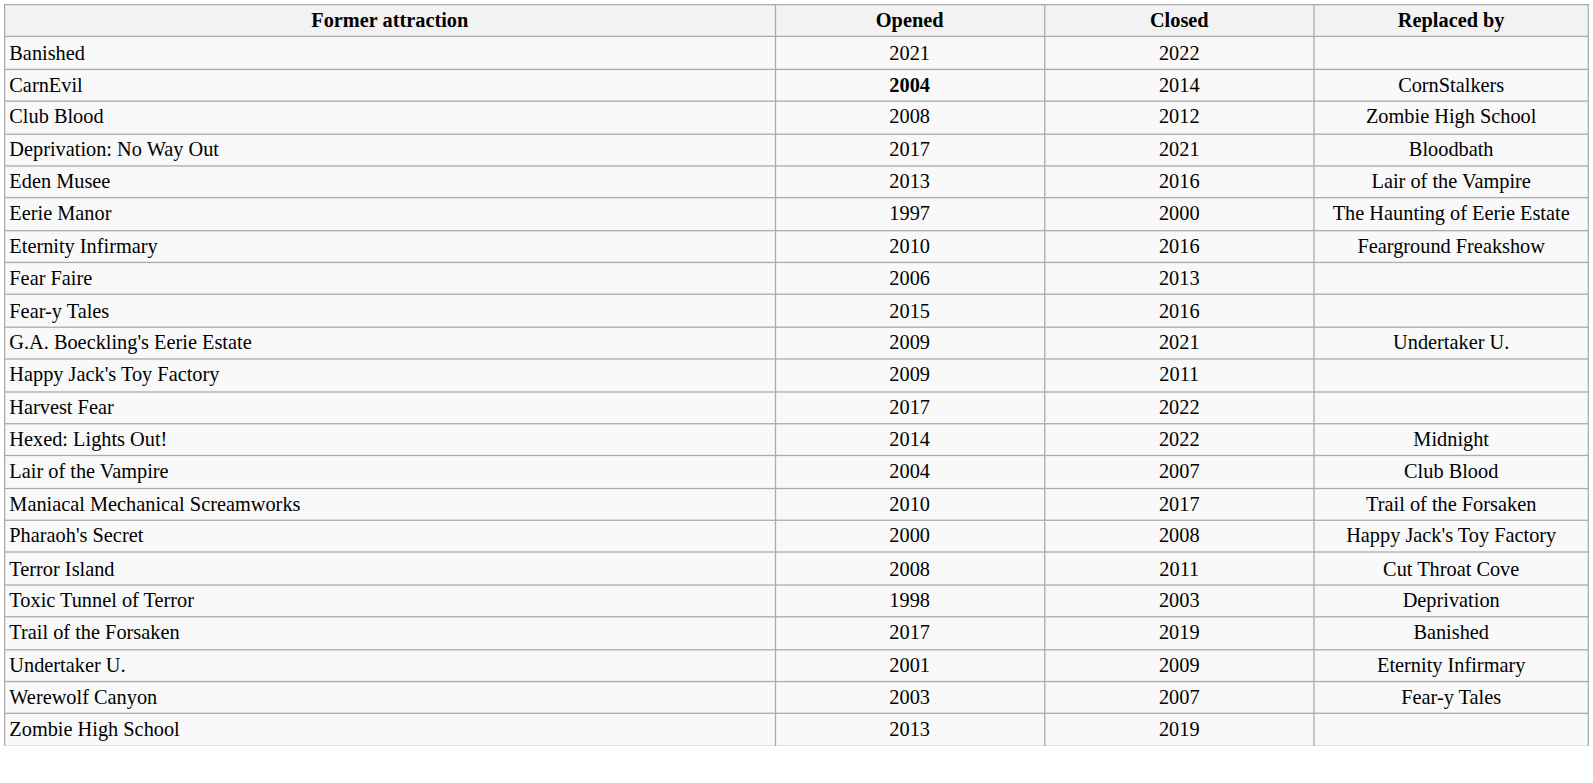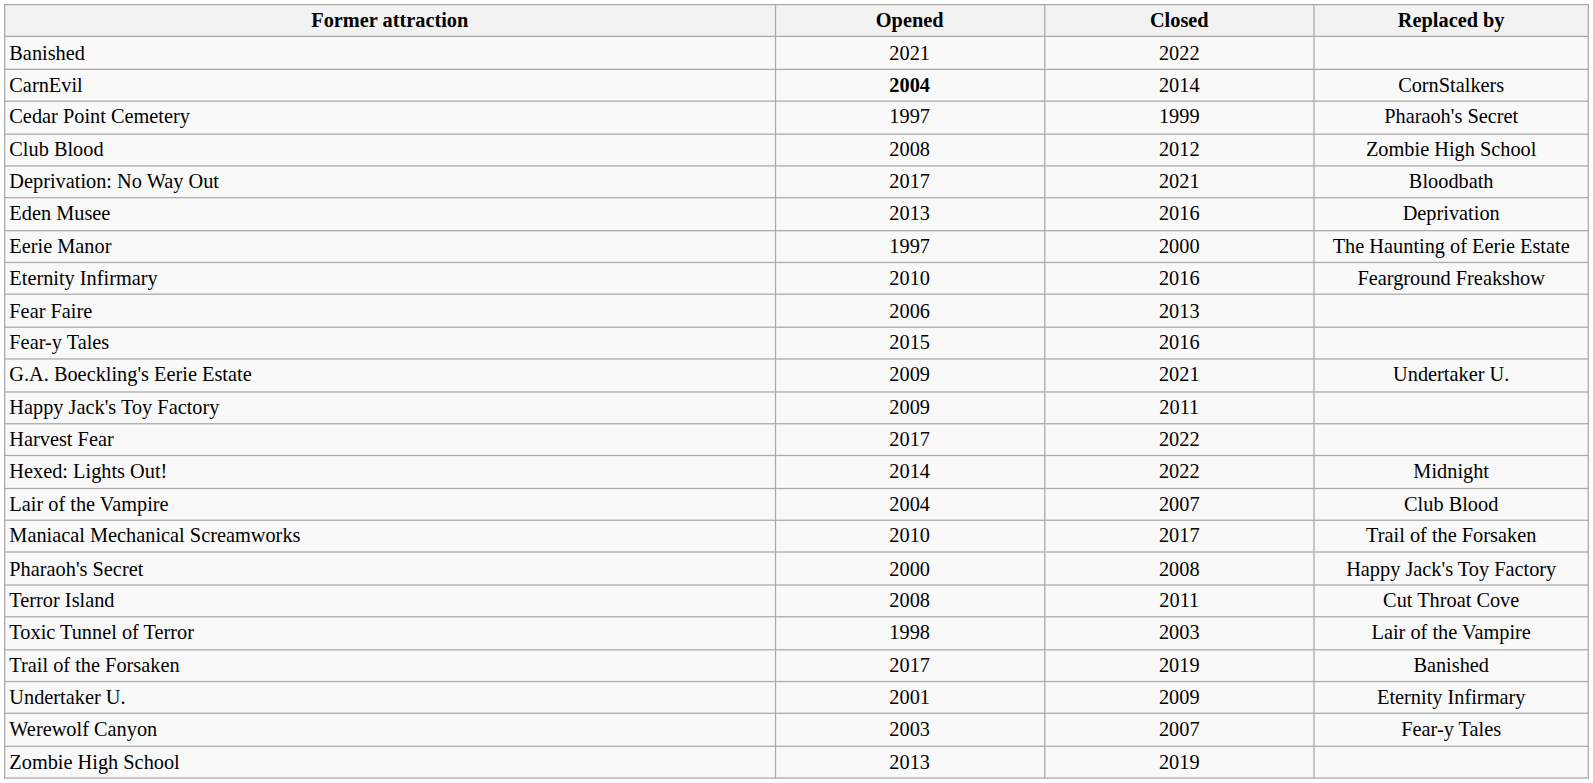+ row: (100, 117)
(1451, 181) Lair of the Vampire -> (1451, 213) Deprivation
(1451, 600) Deprivation -> (1451, 632) Lair of the Vampire
